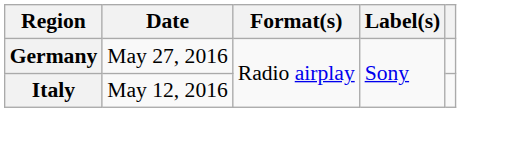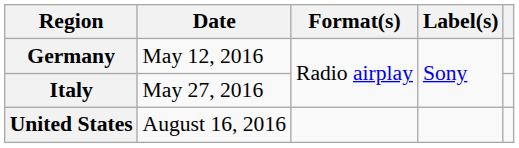(167, 55) May 27, 2016 -> (203, 55) May 12, 2016
(167, 90) May 12, 2016 -> (203, 90) May 27, 2016
+ row: (71, 124)
